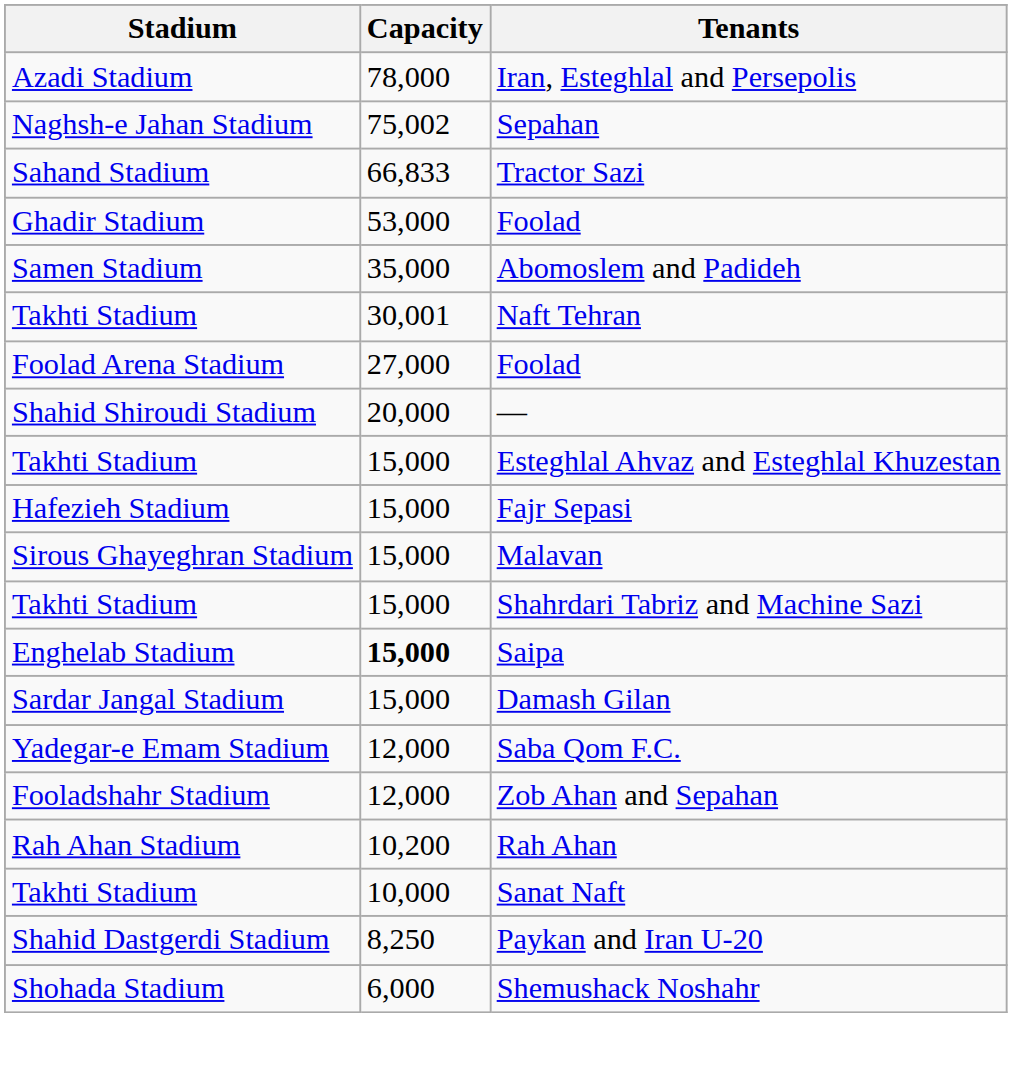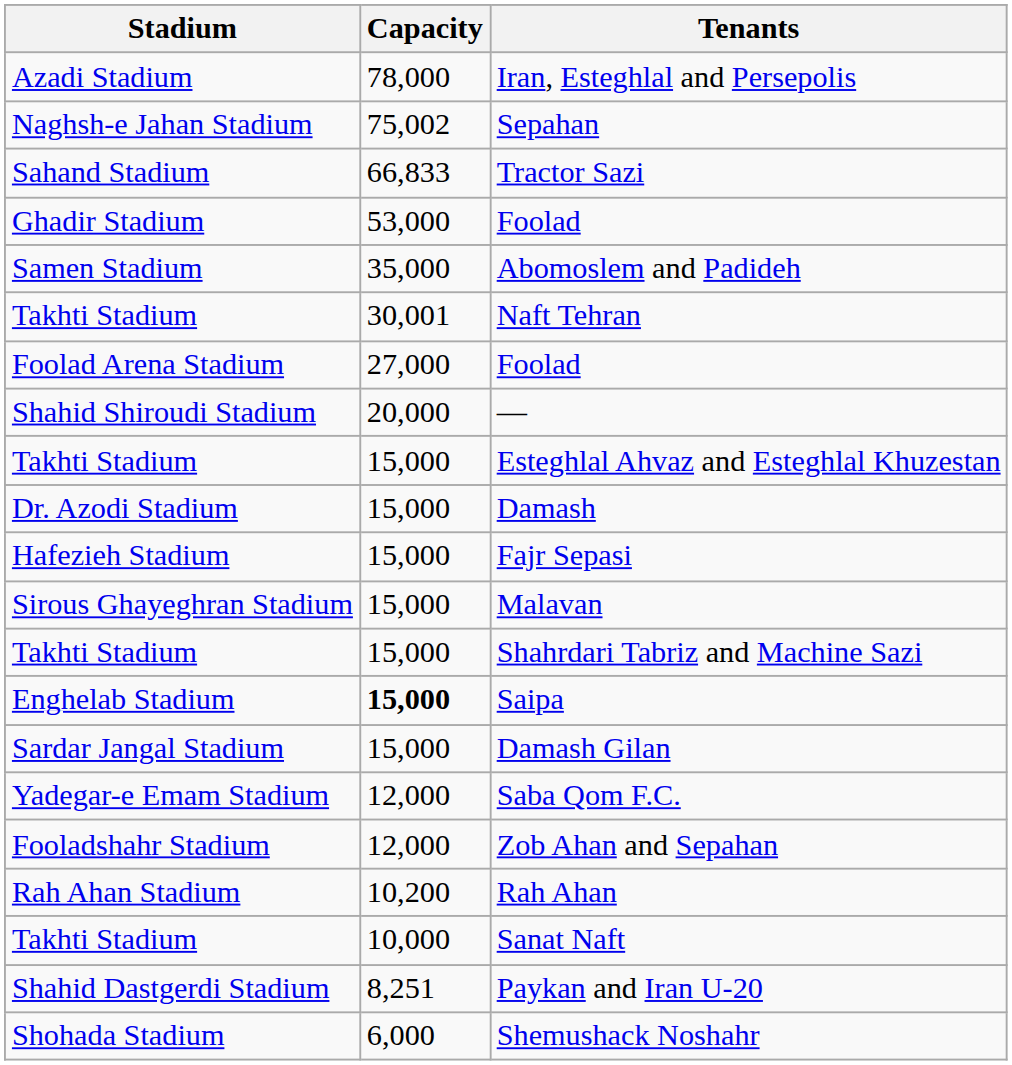+ row: (125, 508)
(401, 939) 8,250 -> (401, 987) 8,251
